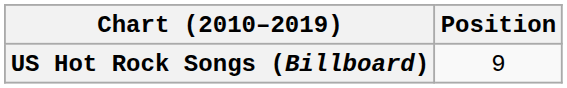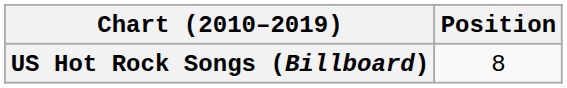(498, 64) 9 -> (498, 64) 8
